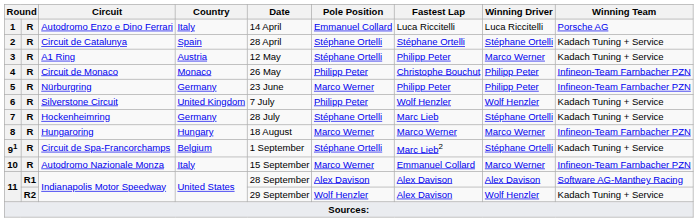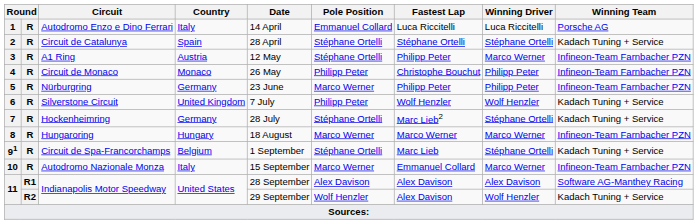(611, 56) Kadach Tuning + Service -> (624, 56) Infineon-Team Farnbacher PZN
(418, 116) Marc Lieb -> (420, 118) Marc Lieb2
(420, 148) Marc Lieb2 -> (418, 150) Marc Lieb
